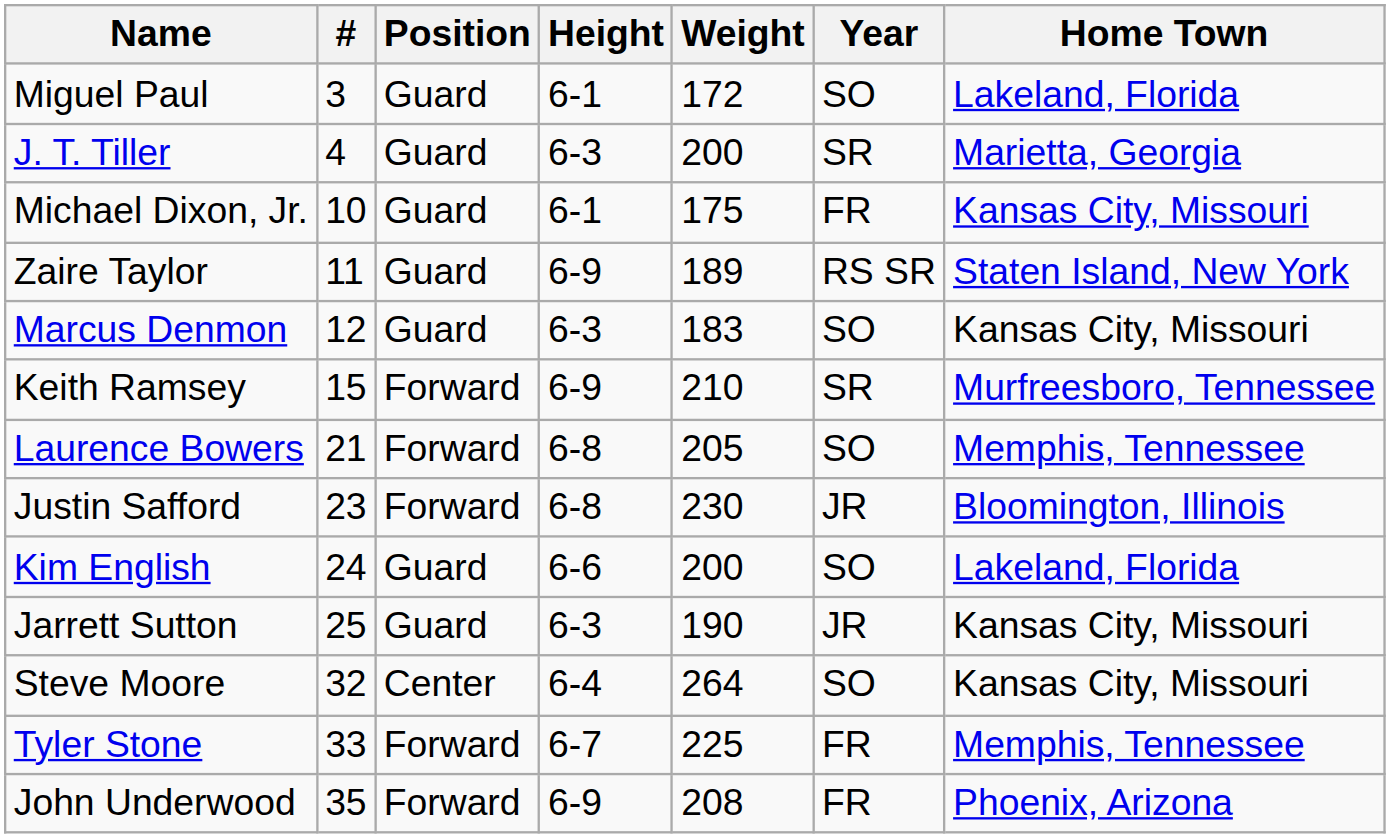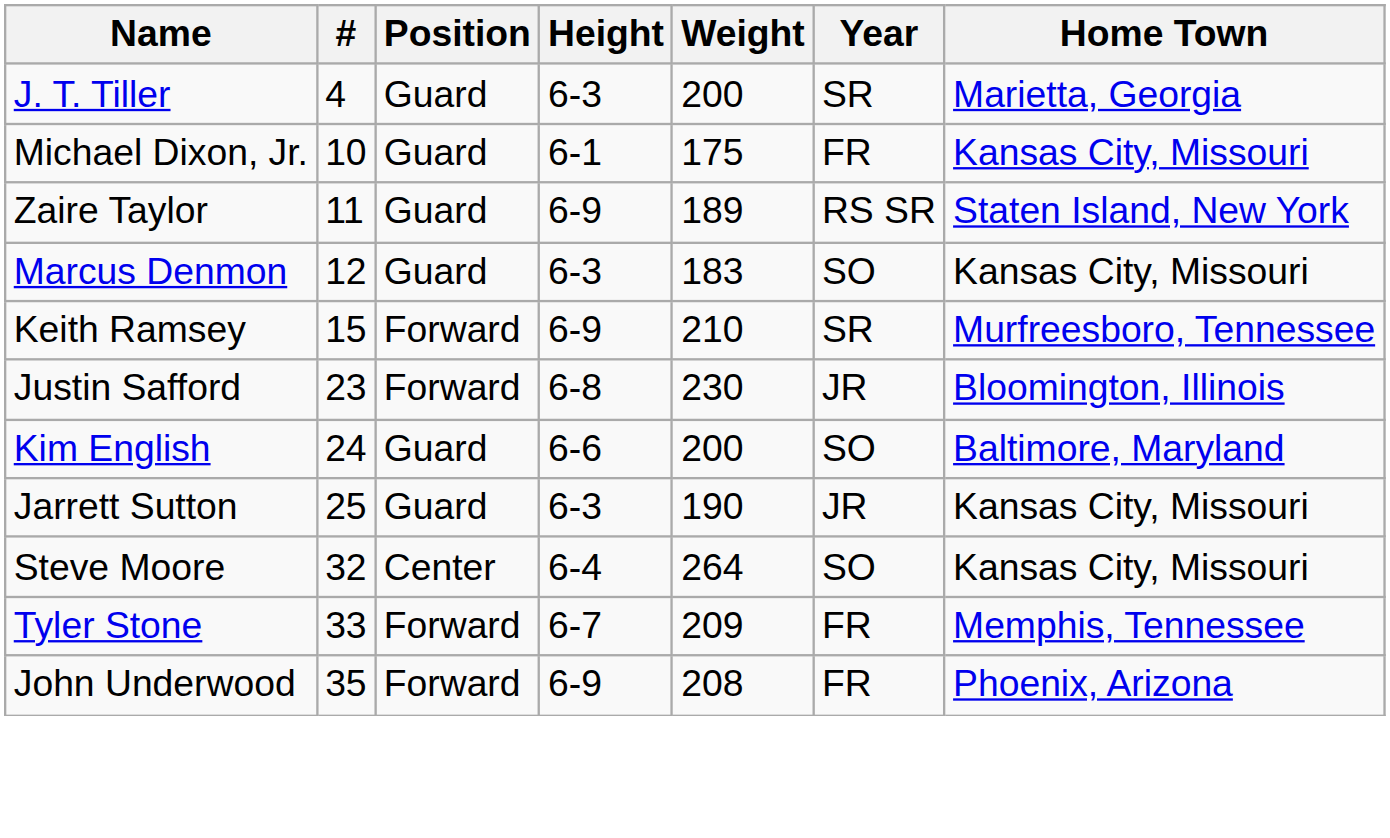- row: (111, 93)
- row: (159, 447)
(1096, 566) Lakeland, Florida -> (1119, 447) Baltimore, Maryland
(712, 743) 225 -> (712, 625) 209
